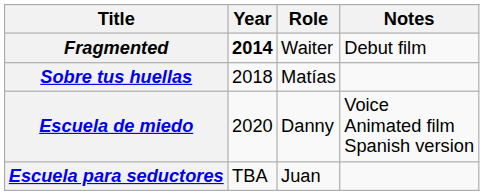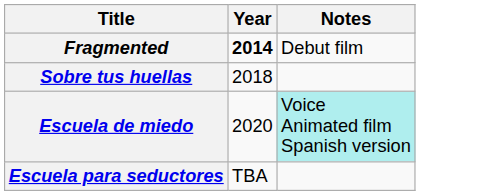- column: (308, 18)
(409, 126) no background -> (346, 126) paleturquoise background
